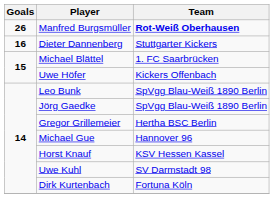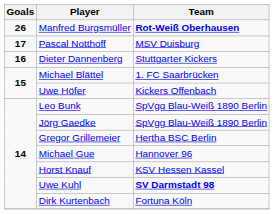+ row: (72, 43)
(173, 169) normal -> (175, 185) bold
